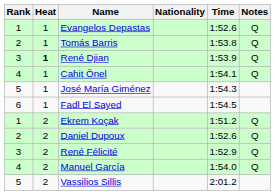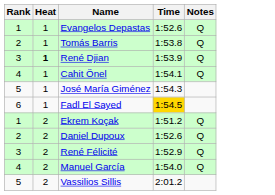- column: (180, 12)
(223, 105) no background -> (169, 105) gold background
